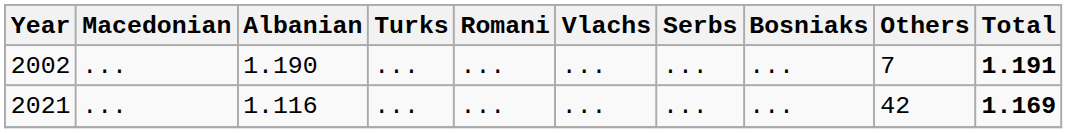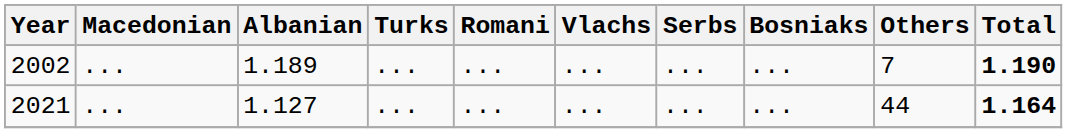(280, 66) 1.190 -> (280, 66) 1.189
(1019, 66) 1.191 -> (1019, 66) 1.190
(280, 106) 1.116 -> (280, 106) 1.127
(895, 106) 42 -> (895, 106) 44
(1019, 106) 1.169 -> (1019, 106) 1.164
